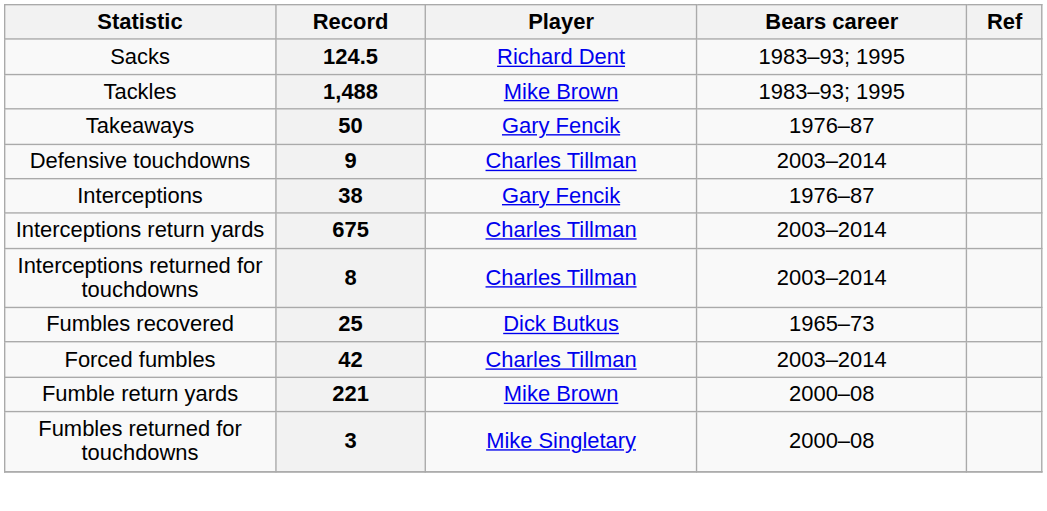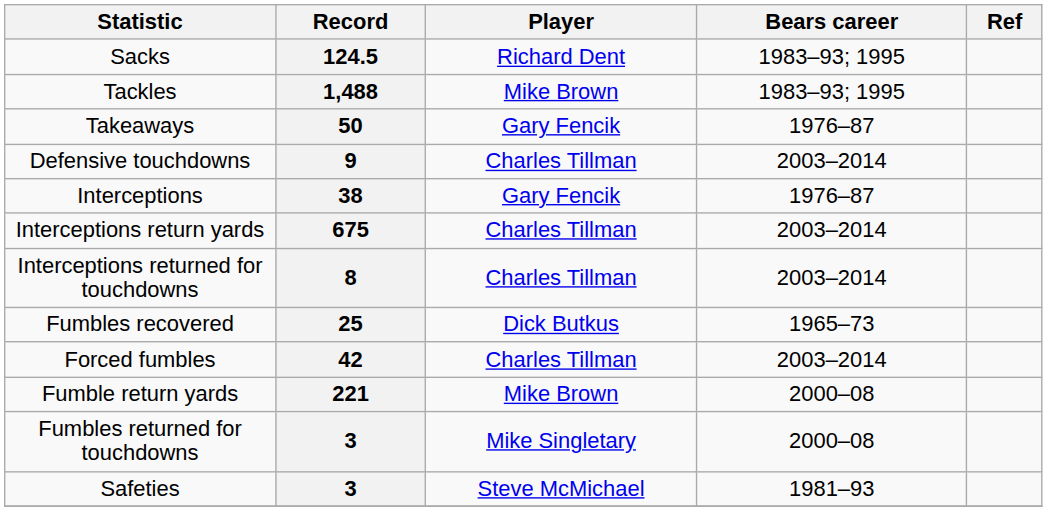+ row: (140, 488)
